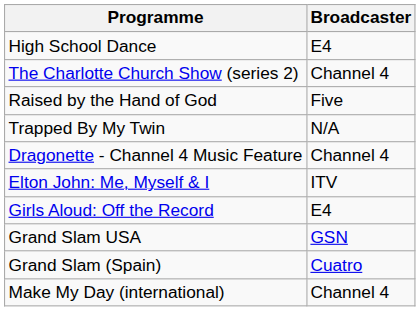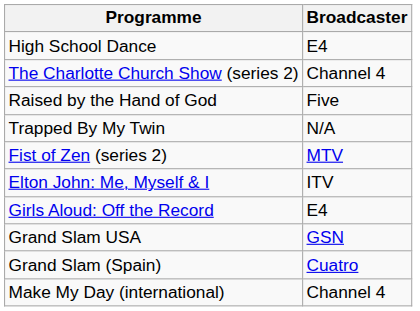- row: (155, 155)
+ row: (88, 155)
